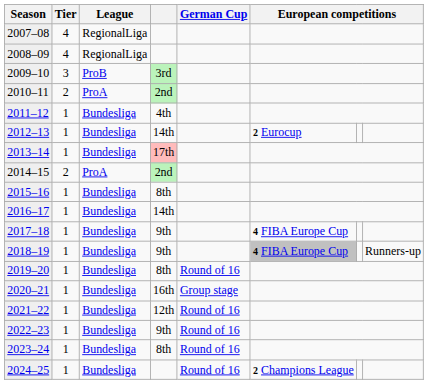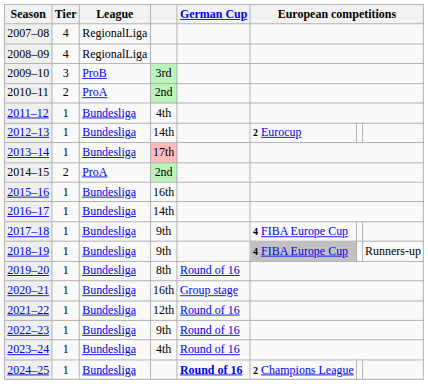(164, 191) 8th -> (164, 191) 16th
(164, 349) 8th -> (164, 349) 4th
(210, 369) normal -> (211, 369) bold
